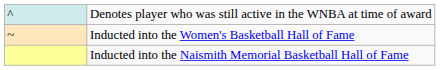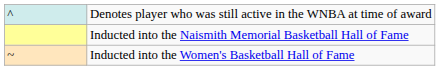rows swapped: (222, 34) <-> (249, 55)
